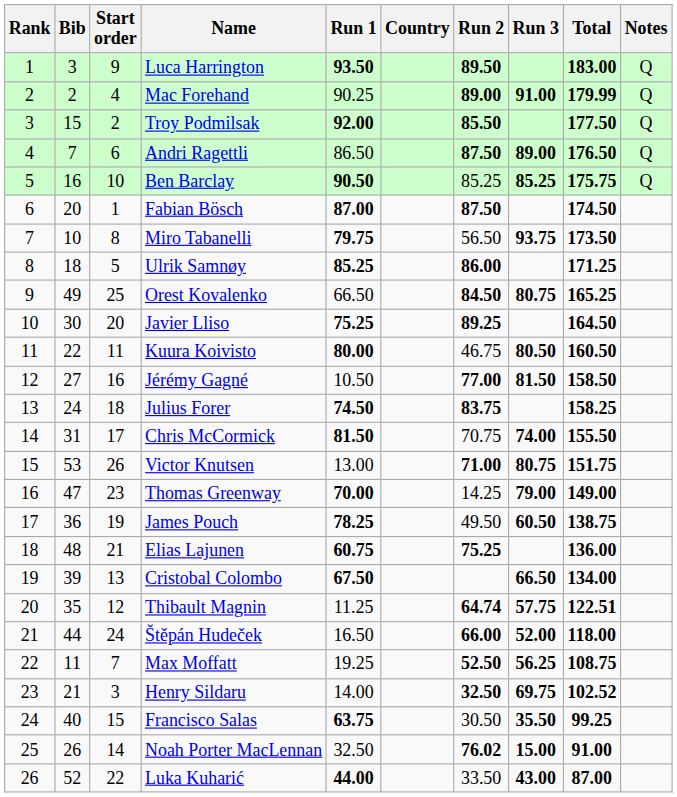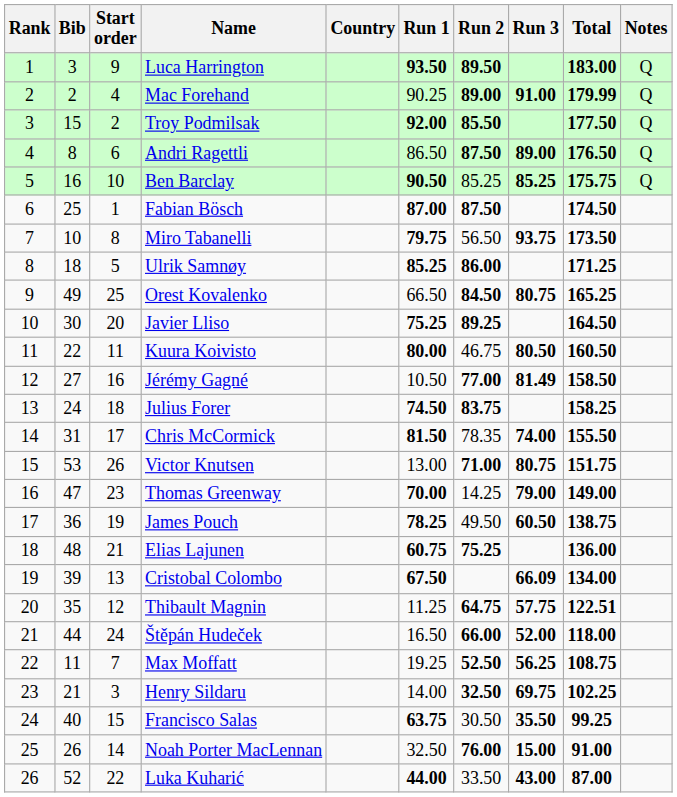columns swapped: (417, 28) <-> (354, 28)
(72, 152) 7 -> (72, 152) 8
(72, 209) 20 -> (72, 209) 25
(536, 379) 81.50 -> (536, 379) 81.49
(481, 436) 70.75 -> (481, 436) 78.35
(536, 578) 66.50 -> (536, 578) 66.09
(481, 607) 64.74 -> (481, 607) 64.75
(592, 692) 102.52 -> (592, 692) 102.25
(481, 749) 76.02 -> (481, 749) 76.00
